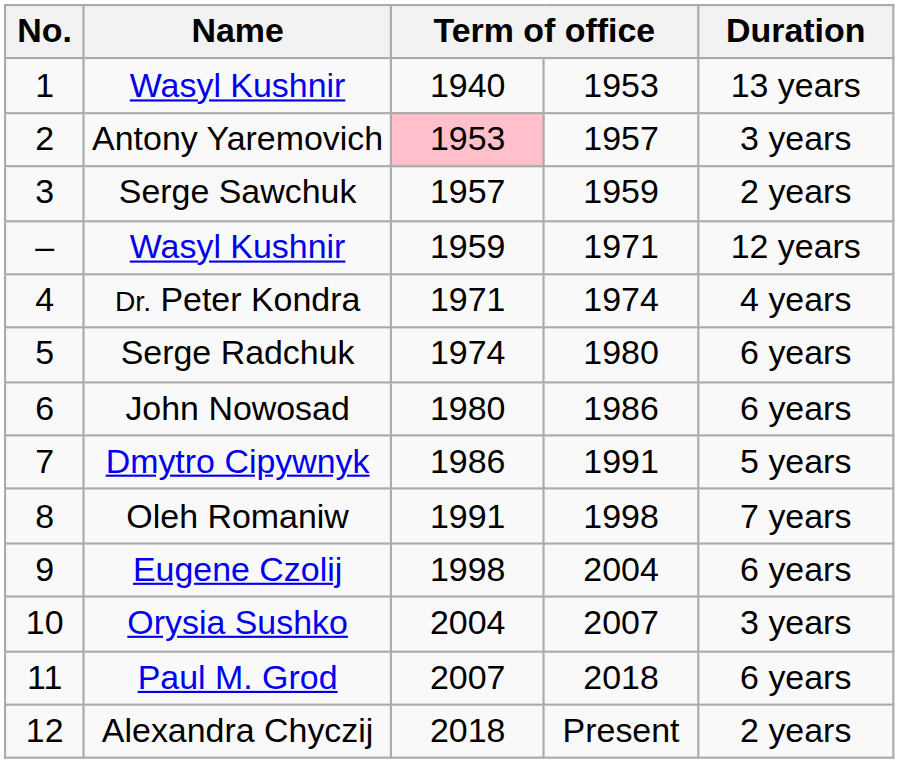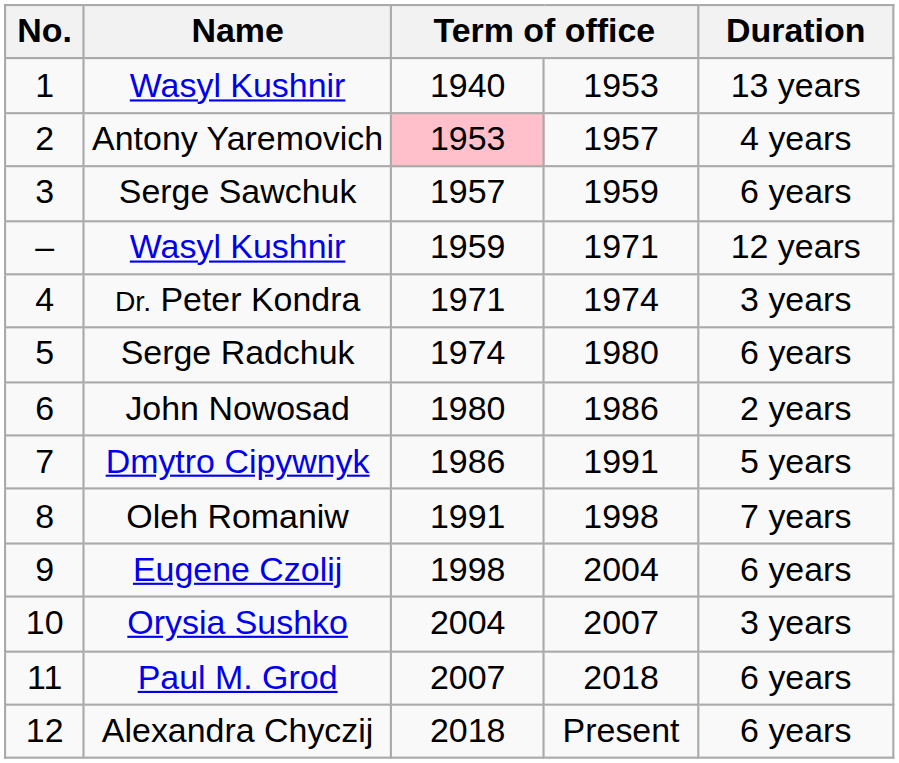(796, 138) 3 years -> (796, 138) 4 years
(796, 192) 2 years -> (796, 192) 6 years
(796, 300) 4 years -> (796, 300) 3 years
(796, 407) 6 years -> (796, 407) 2 years
(796, 730) 2 years -> (796, 730) 6 years
